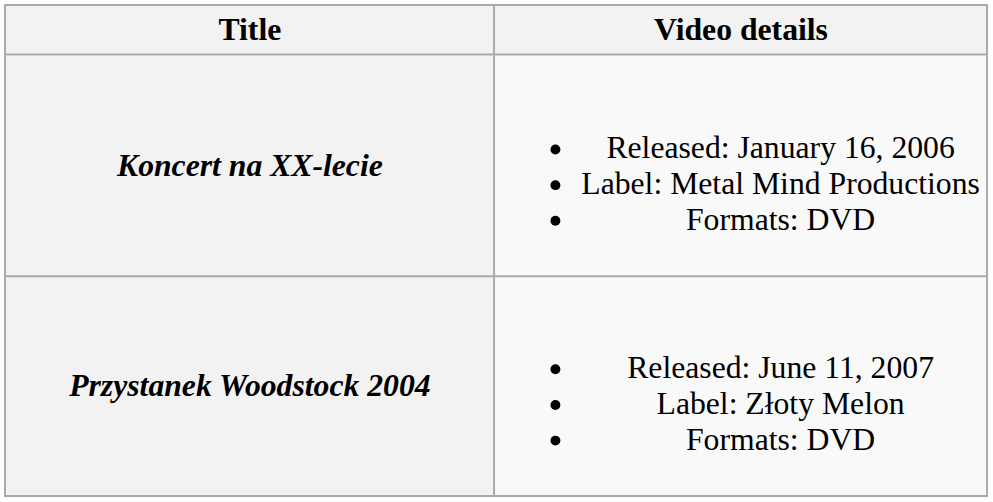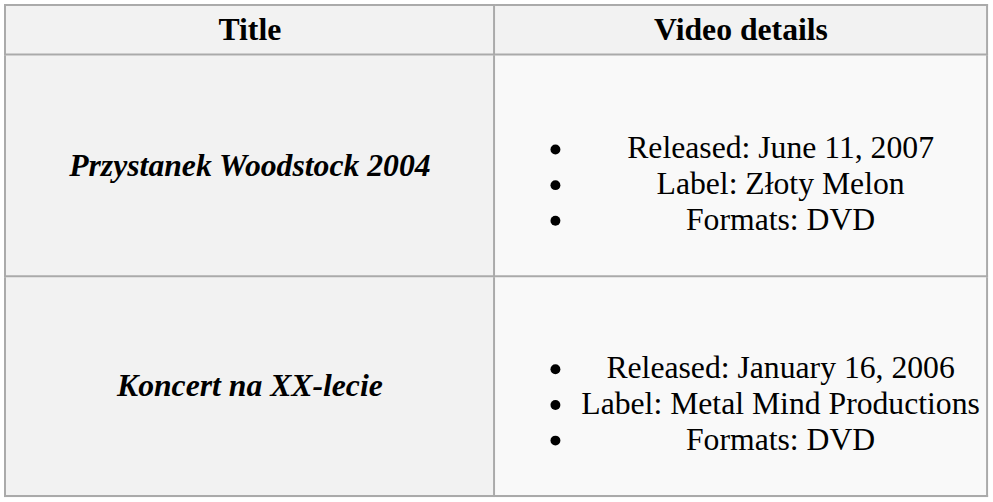rows swapped: (250, 165) <-> (250, 385)
